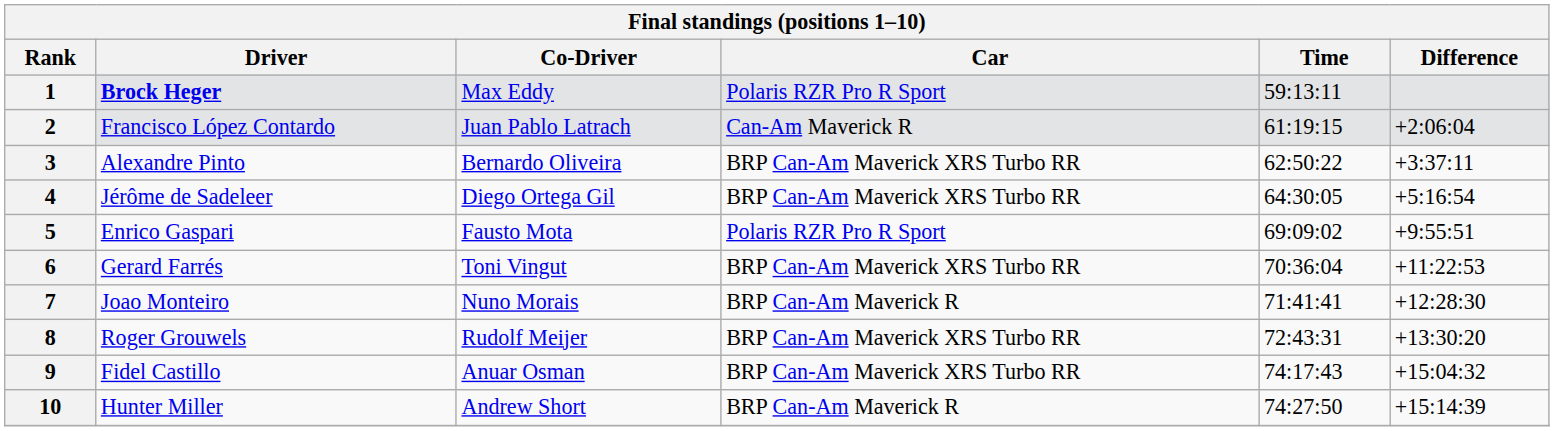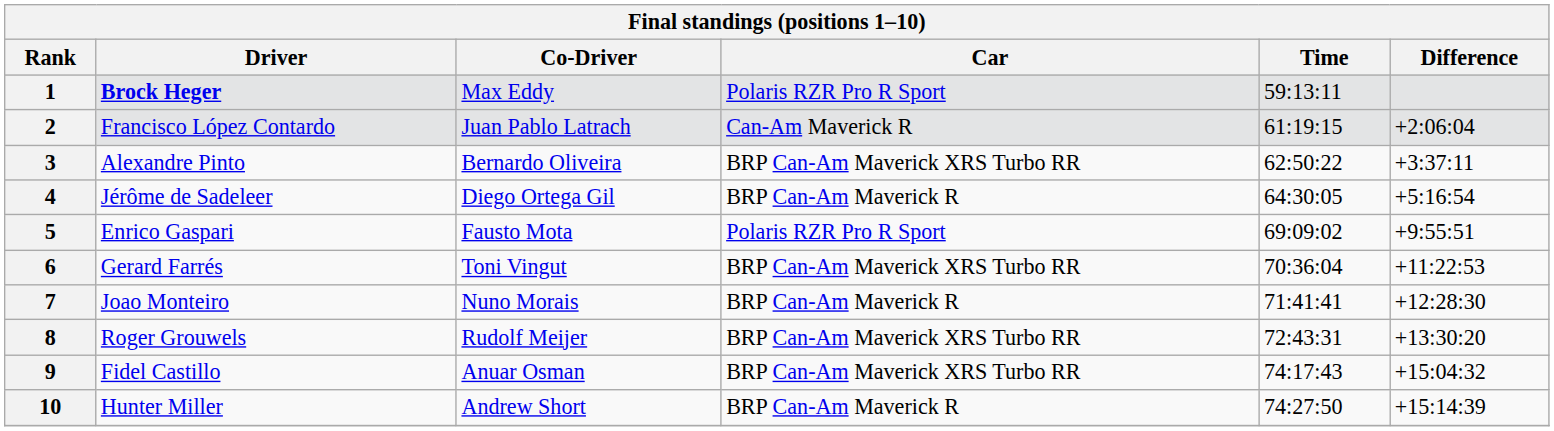(903, 197) BRP Can-Am Maverick XRS Turbo RR -> (843, 197) BRP Can-Am Maverick R
